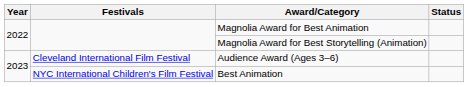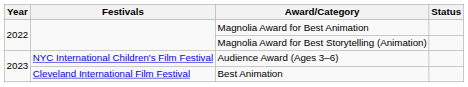(111, 58) Cleveland International Film Festival -> (123, 58) NYC International Children's Film Festival
(123, 74) NYC International Children's Film Festival -> (111, 74) Cleveland International Film Festival
